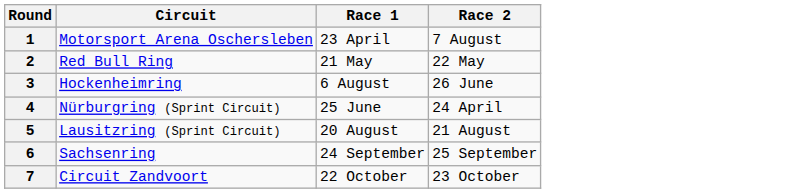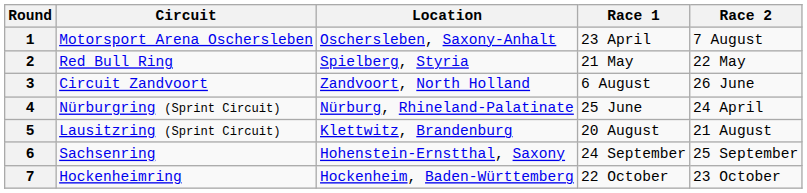+ column: (447, 16)
(120, 85) Hockenheimring -> (134, 85) Circuit Zandvoort
(134, 177) Circuit Zandvoort -> (120, 177) Hockenheimring
